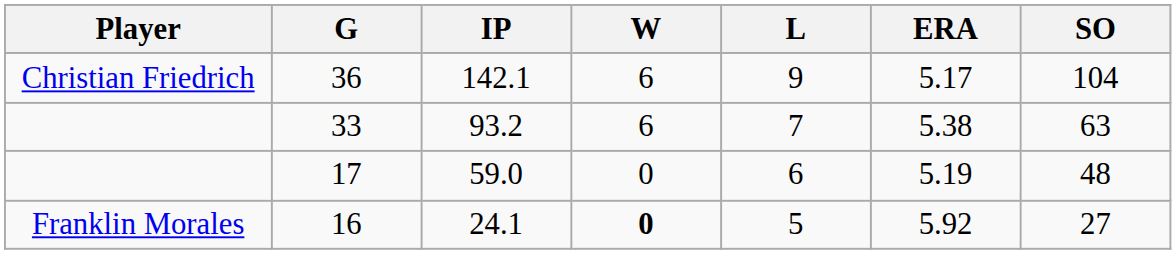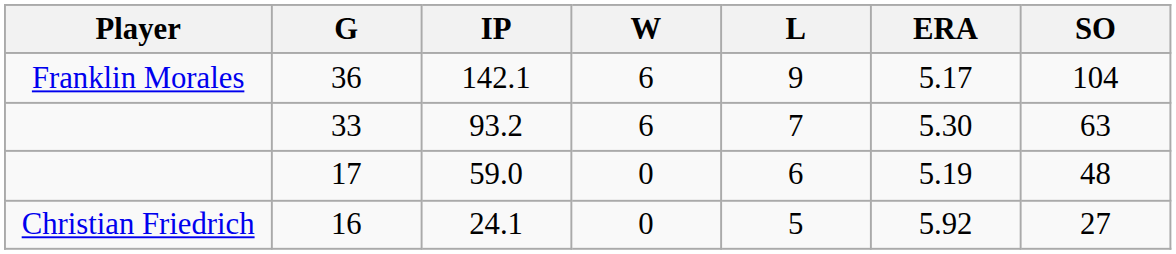(138, 77) Christian Friedrich -> (138, 77) Franklin Morales
(946, 126) 5.38 -> (946, 126) 5.30
(138, 223) Franklin Morales -> (138, 223) Christian Friedrich
(646, 223) bold -> (646, 223) normal
